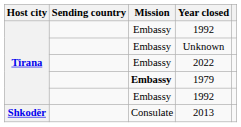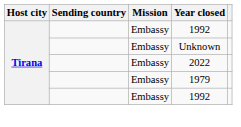(151, 79) bold -> (150, 79) normal
- row: (27, 113)
